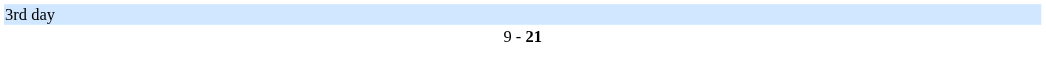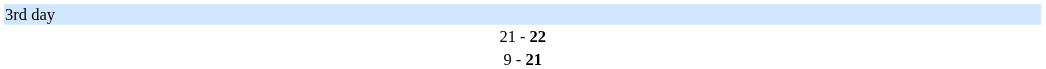+ row: (523, 37)
